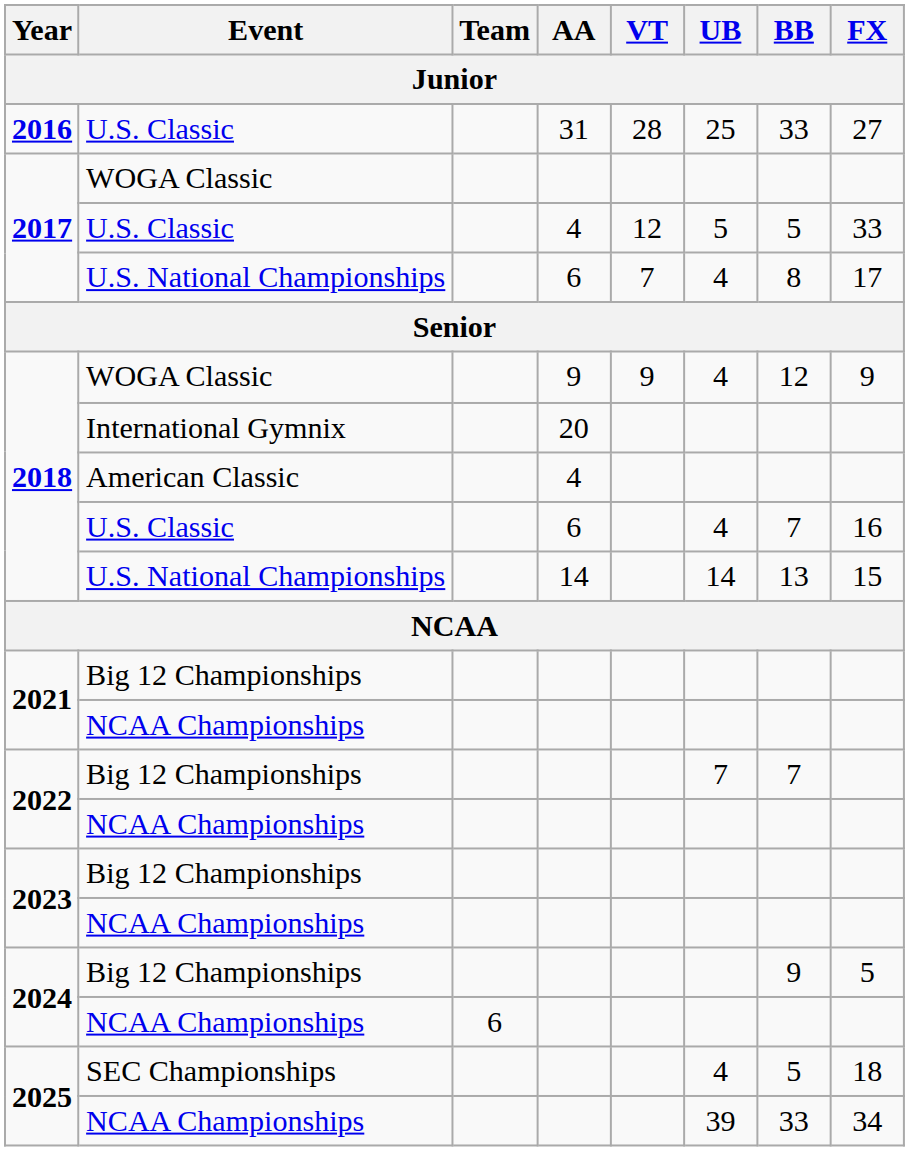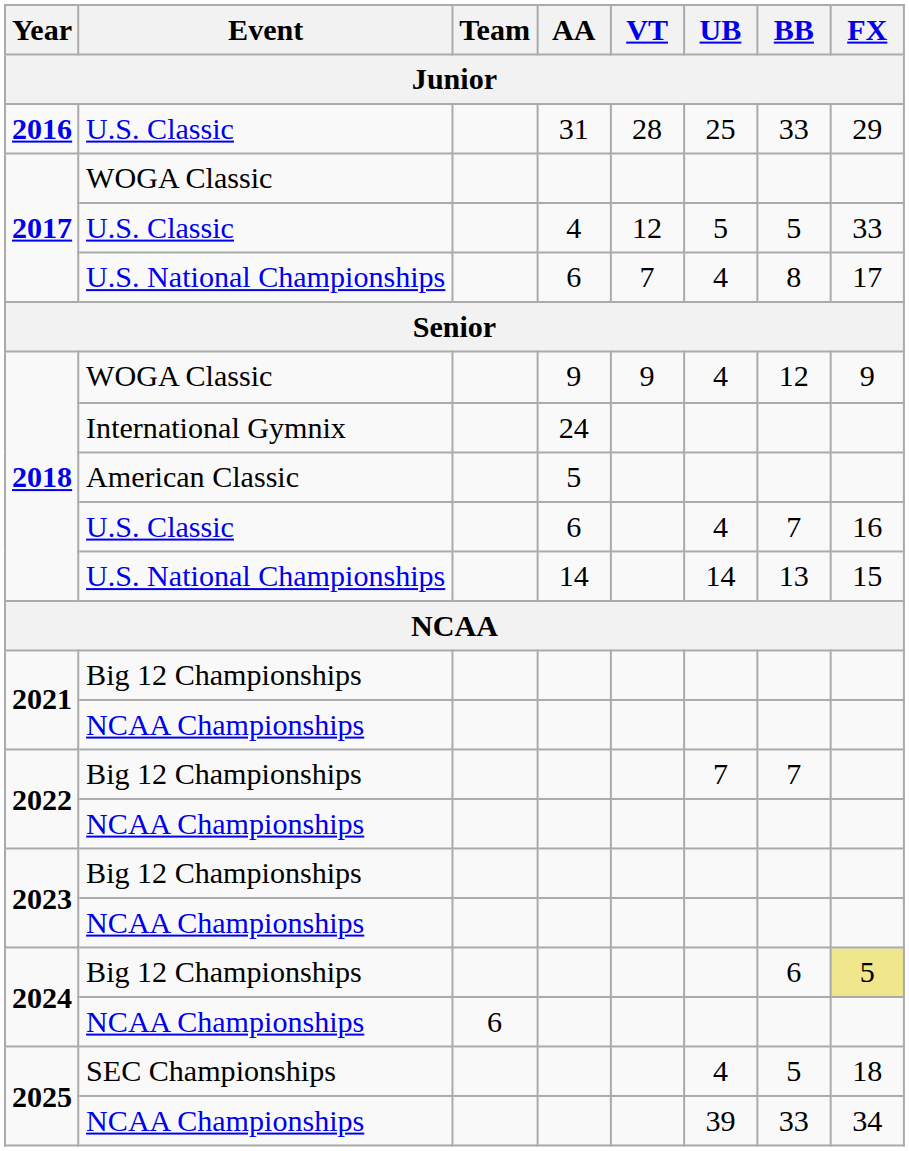(867, 128) 27 -> (867, 128) 29
(574, 426) 20 -> (574, 426) 24
(574, 476) 4 -> (574, 476) 5
(794, 972) 9 -> (794, 972) 6
(867, 972) no background -> (867, 972) khaki background
